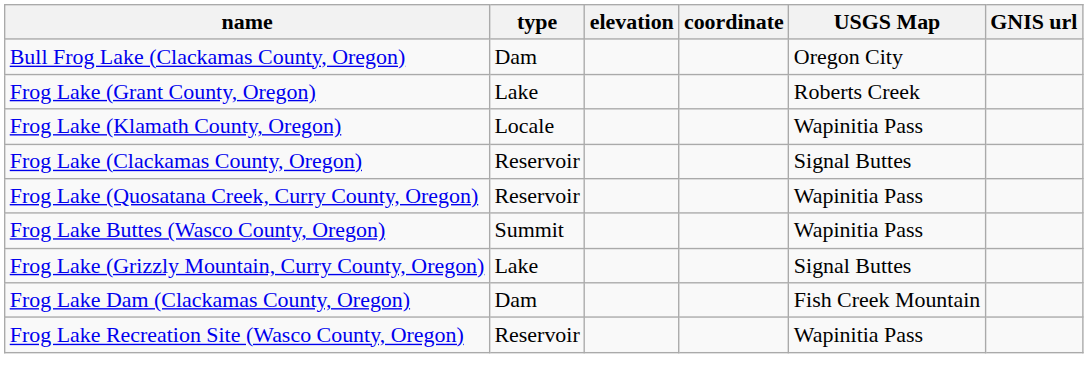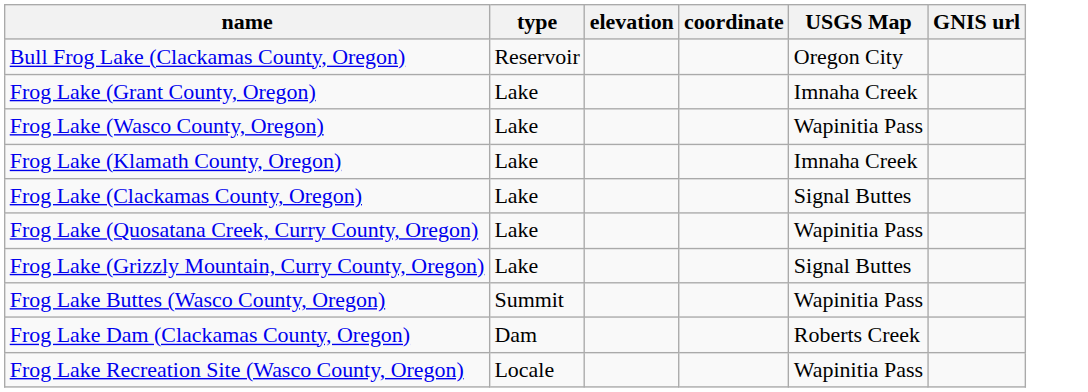(516, 56) Dam -> (537, 56) Reservoir
(857, 91) Roberts Creek -> (856, 91) Imnaha Creek
+ row: (167, 126)
(524, 126) Locale -> (516, 160) Lake
(858, 126) Wapinitia Pass -> (856, 160) Imnaha Creek
(537, 160) Reservoir -> (516, 195) Lake
(537, 195) Reservoir -> (516, 230) Lake
rows swapped: (247, 265) <-> (197, 230)
(887, 299) Fish Creek Mountain -> (857, 334) Roberts Creek
(537, 334) Reservoir -> (524, 369) Locale
